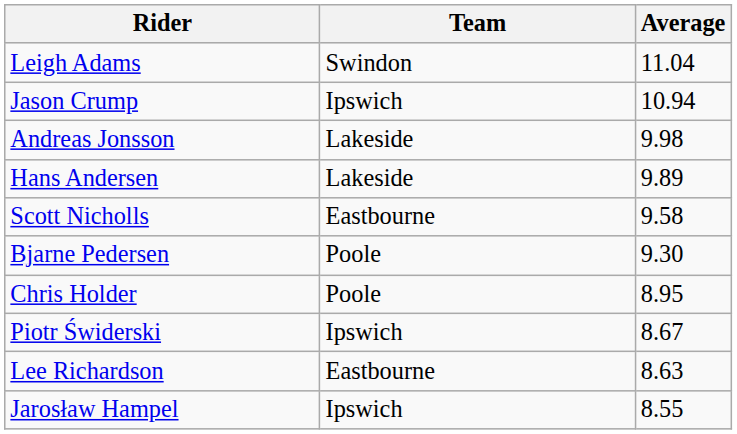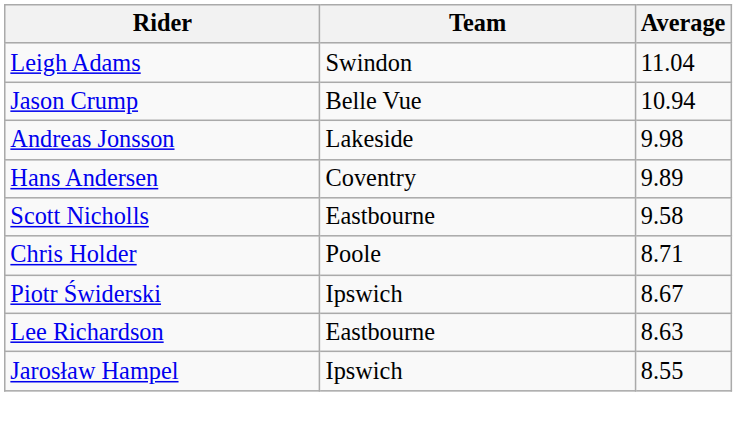(364, 100) Ipswich -> (374, 100) Belle Vue
(369, 178) Lakeside -> (371, 178) Coventry
- row: (90, 255)
(662, 293) 8.95 -> (662, 255) 8.71
